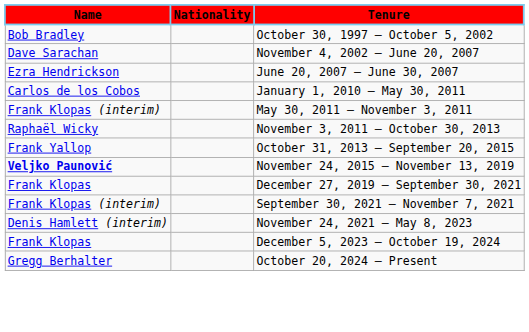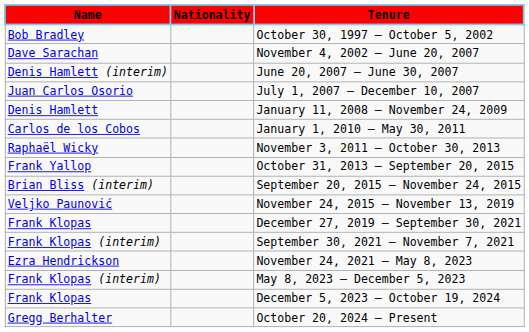(63, 72) Ezra Hendrickson -> (88, 72) Denis Hamlett (interim)
+ row: (368, 91)
+ row: (382, 110)
- row: (364, 110)
+ row: (389, 185)
(60, 167) bold -> (60, 204) normal
(88, 223) Denis Hamlett (interim) -> (63, 261) Ezra Hendrickson
+ row: (361, 280)
